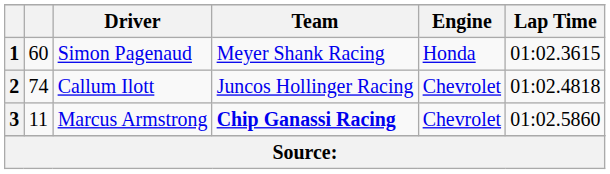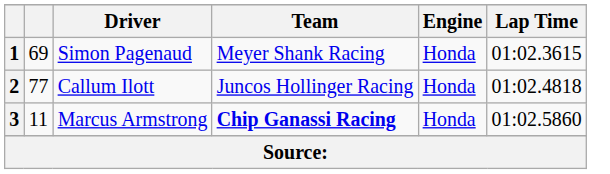(38, 53) 60 -> (38, 53) 69
(38, 86) 74 -> (38, 86) 77
(462, 86) Chevrolet -> (449, 86) Honda
(462, 119) Chevrolet -> (449, 119) Honda
